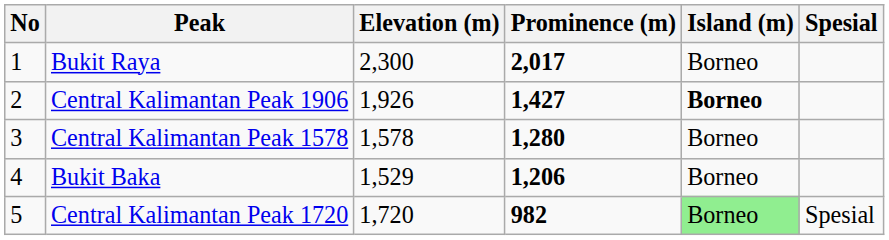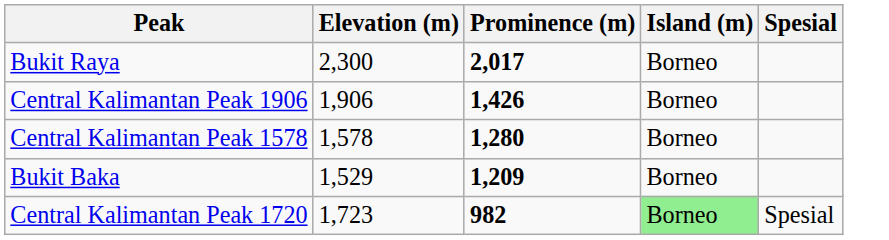- column: (25, 23)
(387, 100) 1,926 -> (346, 100) 1,906
(538, 100) 1,427 -> (497, 100) 1,426
(725, 100) bold -> (682, 100) normal
(538, 176) 1,206 -> (497, 176) 1,209
(387, 215) 1,720 -> (346, 215) 1,723
